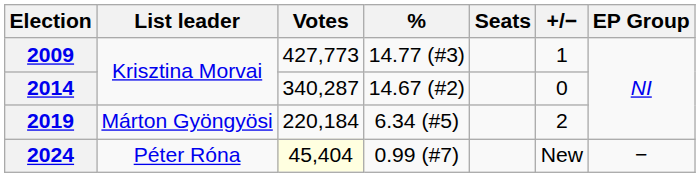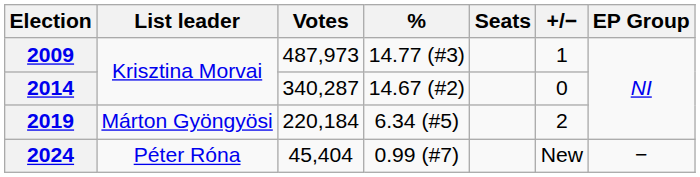(321, 54) 427,773 -> (321, 54) 487,973
(321, 155) lightyellow background -> (321, 155) no background
